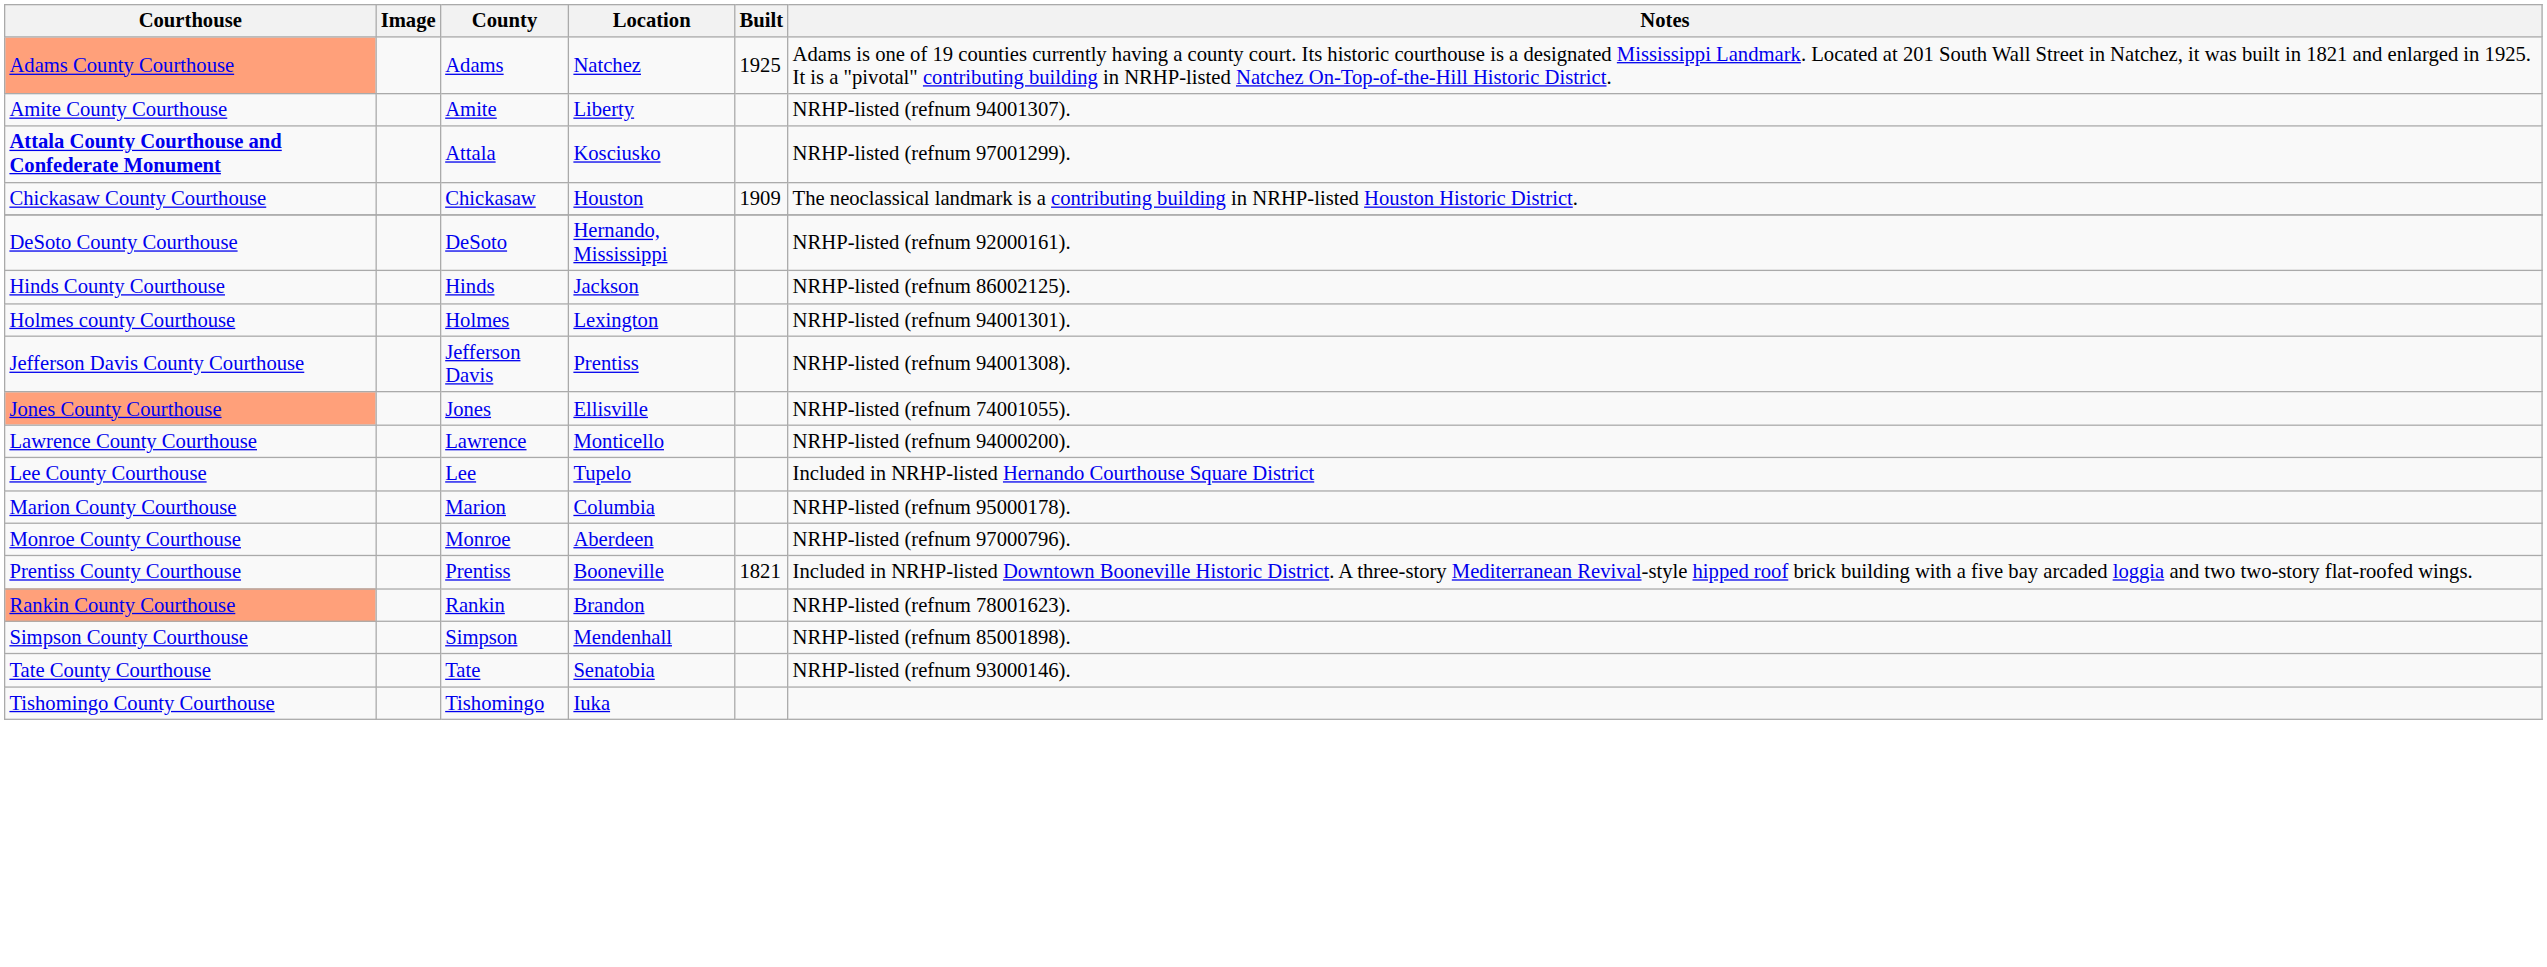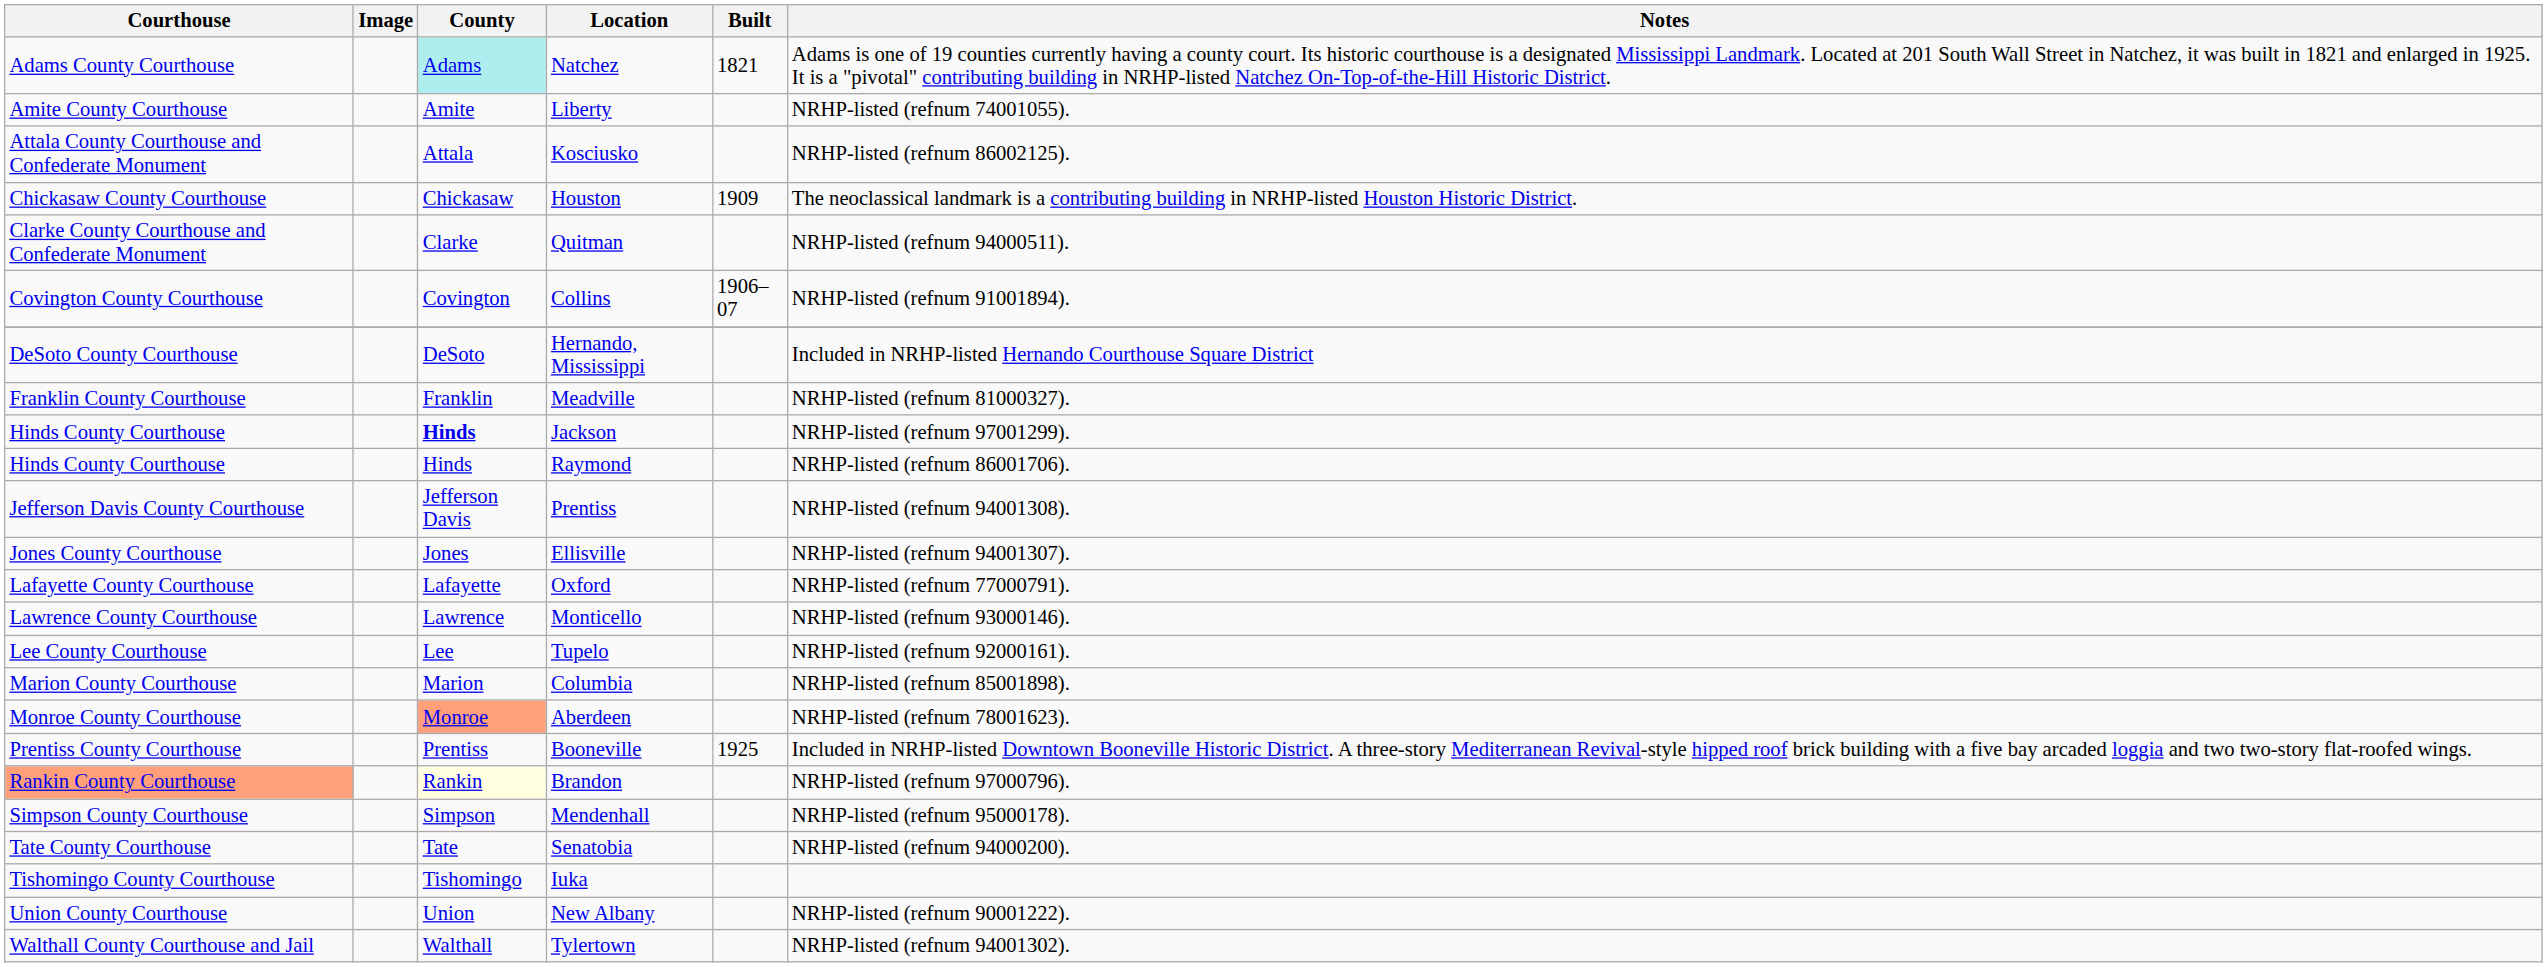(122, 65) lightsalmon background -> (122, 65) no background
(474, 65) no background -> (452, 65) paleturquoise background
(760, 65) 1925 -> (738, 65) 1821
(932, 109) NRHP-listed (refnum 94001307). -> (931, 109) NRHP-listed (refnum 74001055).
(146, 153) bold -> (135, 153) normal
(932, 153) NRHP-listed (refnum 97001299). -> (931, 153) NRHP-listed (refnum 86002125).
+ row: (587, 242)
+ row: (581, 298)
(932, 242) NRHP-listed (refnum 92000161). -> (1053, 354) Included in NRHP-listed Hernando Courthouse Square District
+ row: (593, 398)
(470, 286) normal -> (449, 431) bold
(932, 286) NRHP-listed (refnum 86002125). -> (931, 431) NRHP-listed (refnum 97001299).
+ row: (591, 464)
- row: (616, 319)
(115, 408) lightsalmon background -> (115, 552) no background
(932, 408) NRHP-listed (refnum 74001055). -> (931, 552) NRHP-listed (refnum 94001307).
+ row: (581, 585)
(932, 441) NRHP-listed (refnum 94000200). -> (931, 618) NRHP-listed (refnum 93000146).
(1053, 473) Included in NRHP-listed Hernando Courthouse Square District -> (931, 651) NRHP-listed (refnum 92000161).
(932, 506) NRHP-listed (refnum 95000178). -> (931, 683) NRHP-listed (refnum 85001898).
(478, 539) no background -> (455, 716) lightsalmon background
(932, 539) NRHP-listed (refnum 97000796). -> (931, 716) NRHP-listed (refnum 78001623).
(760, 572) 1821 -> (738, 749) 1925
(475, 604) no background -> (453, 782) lightyellow background
(932, 604) NRHP-listed (refnum 78001623). -> (931, 782) NRHP-listed (refnum 97000796).
(932, 637) NRHP-listed (refnum 85001898). -> (931, 814) NRHP-listed (refnum 95000178).
(932, 670) NRHP-listed (refnum 93000146). -> (931, 847) NRHP-listed (refnum 94000200).
+ row: (603, 913)
+ row: (593, 945)
